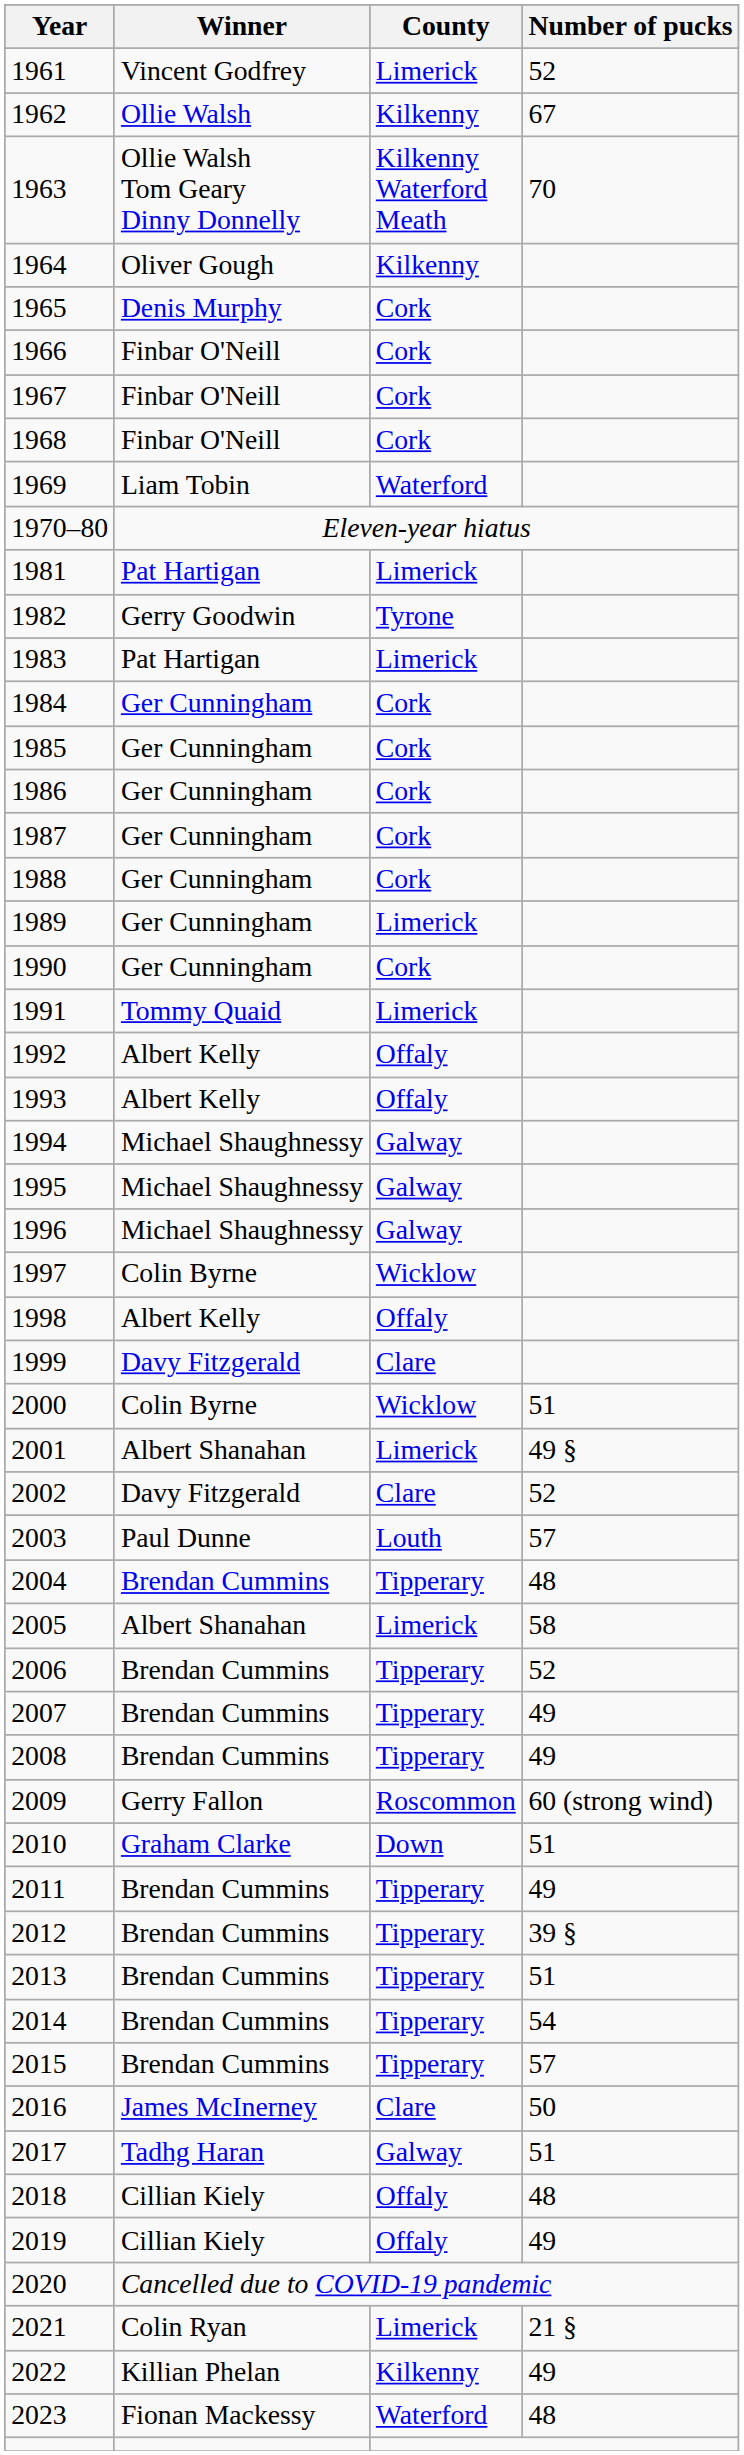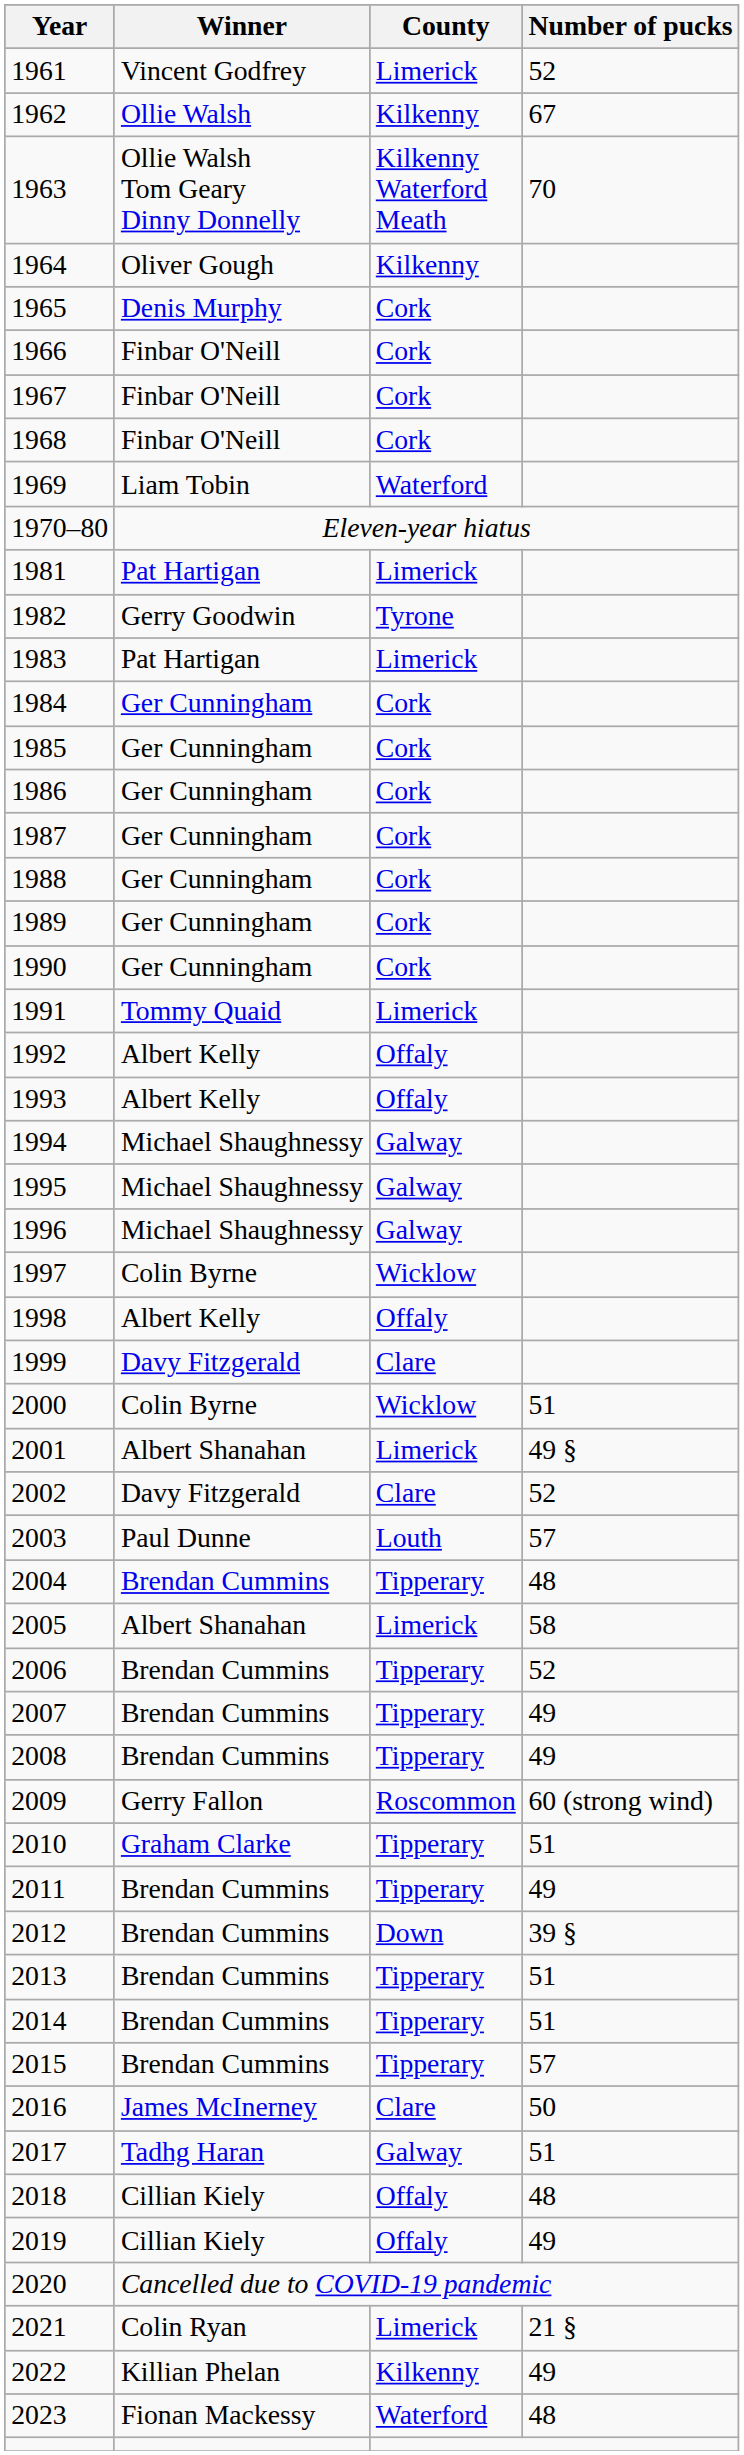(427, 922) Limerick -> (403, 922) Cork
(410, 1844) Down -> (430, 1844) Tipperary
(430, 1932) Tipperary -> (410, 1932) Down
(542, 2020) 54 -> (542, 2020) 51
